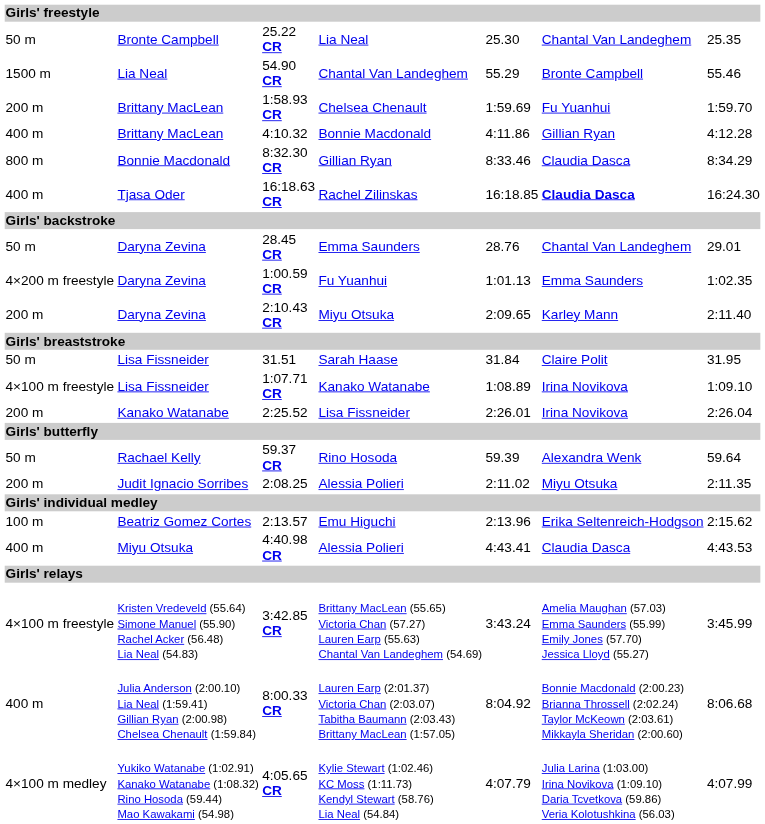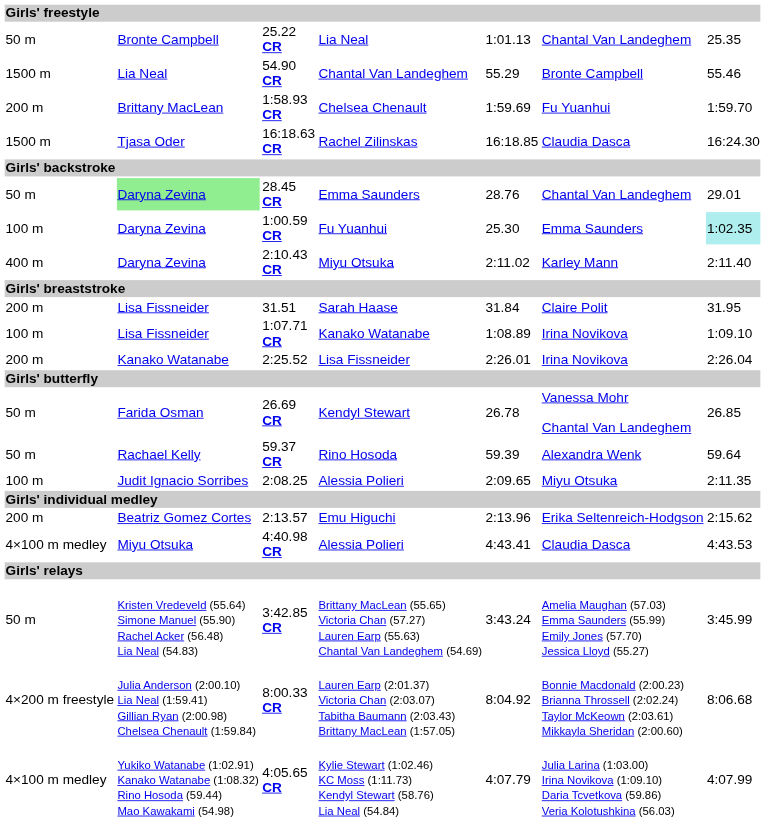(502, 39) 25.30 -> (508, 39) 1:01.13
- row: (285, 133)
- row: (285, 160)
(24, 194) 400 m -> (28, 141) 1500 m
(588, 194) bold -> (586, 141) normal
(162, 247) no background -> (162, 194) lightgreen background
(60, 281) 4×200 m freestyle -> (24, 228) 100 m
(508, 281) 1:01.13 -> (502, 228) 25.30
(730, 281) no background -> (730, 228) paleturquoise background
(24, 315) 200 m -> (24, 262) 400 m
(508, 315) 2:09.65 -> (508, 262) 2:11.02
(21, 360) 50 m -> (24, 307) 200 m
(60, 386) 4×100 m freestyle -> (24, 333) 100 m
+ row: (279, 412)
(24, 484) 200 m -> (24, 480) 100 m
(508, 484) 2:11.02 -> (508, 480) 2:09.65
(24, 521) 100 m -> (24, 518) 200 m
(24, 547) 400 m -> (56, 544) 4×100 m medley
(60, 623) 4×100 m freestyle -> (21, 620) 50 m
(24, 703) 400 m -> (60, 700) 4×200 m freestyle
